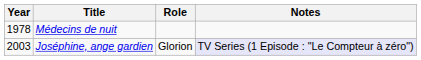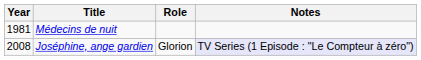(19, 30) 1978 -> (19, 30) 1981
(19, 47) 2003 -> (19, 47) 2008
